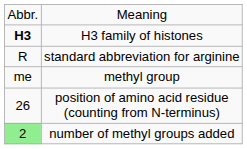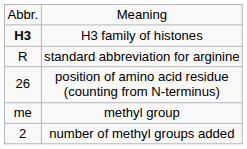rows swapped: (142, 105) <-> (142, 77)
(23, 133) lightgreen background -> (23, 133) no background
